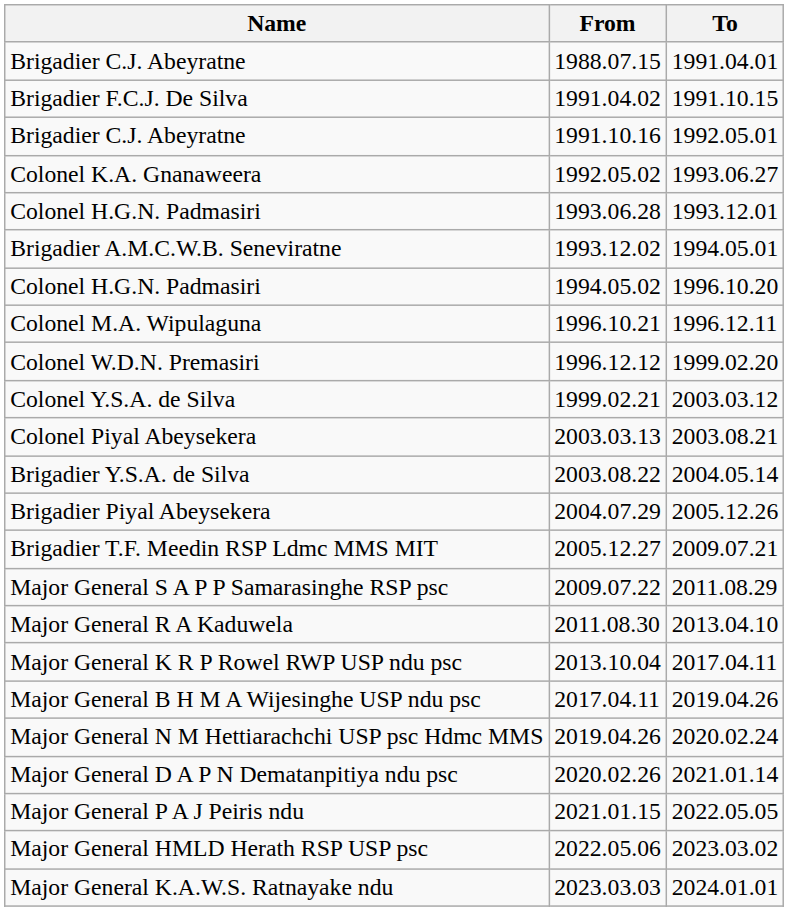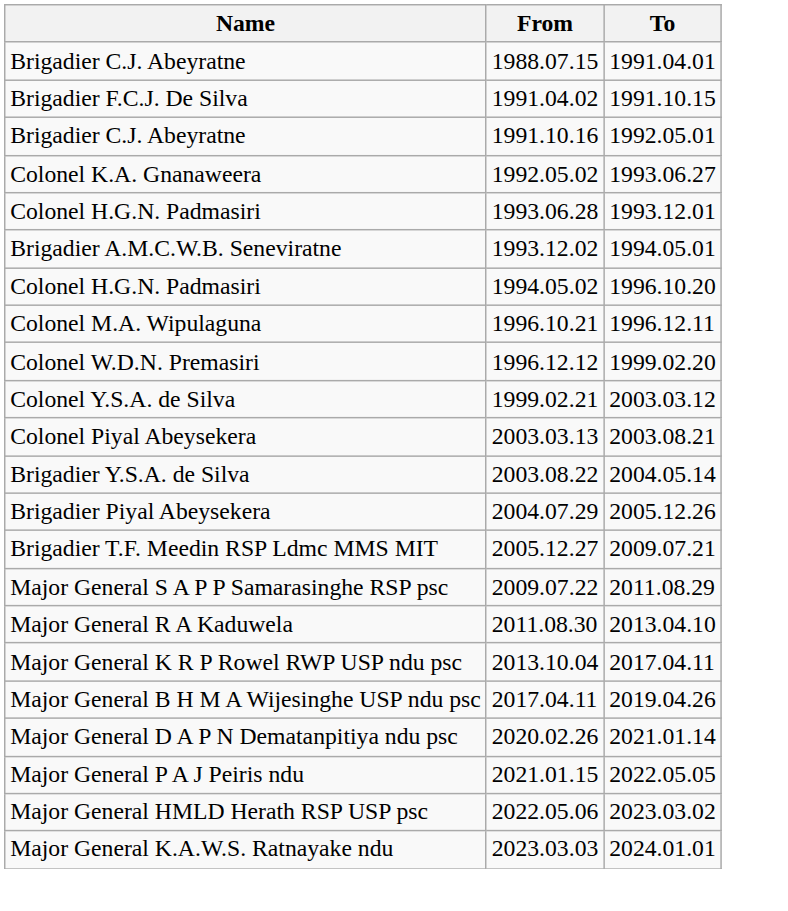- row: (277, 736)
